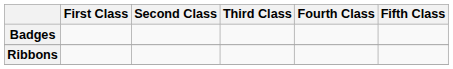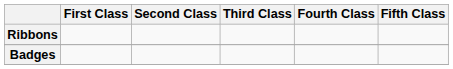rows swapped: (33, 34) <-> (33, 54)
